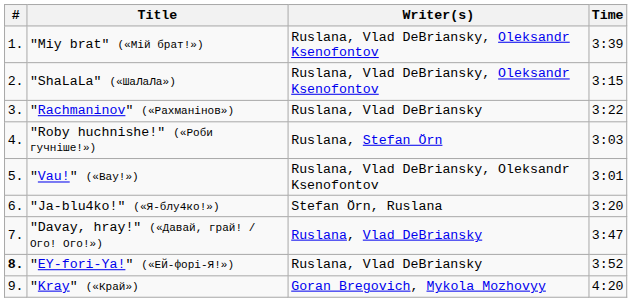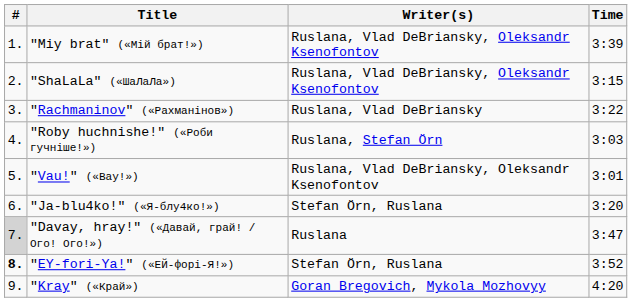(16, 235) no background -> (16, 235) lightgrey background
(387, 235) Ruslana, Vlad DeBriansky -> (319, 235) Ruslana
(387, 265) Ruslana, Vlad DeBriansky -> (367, 265) Stefan Örn, Ruslana
